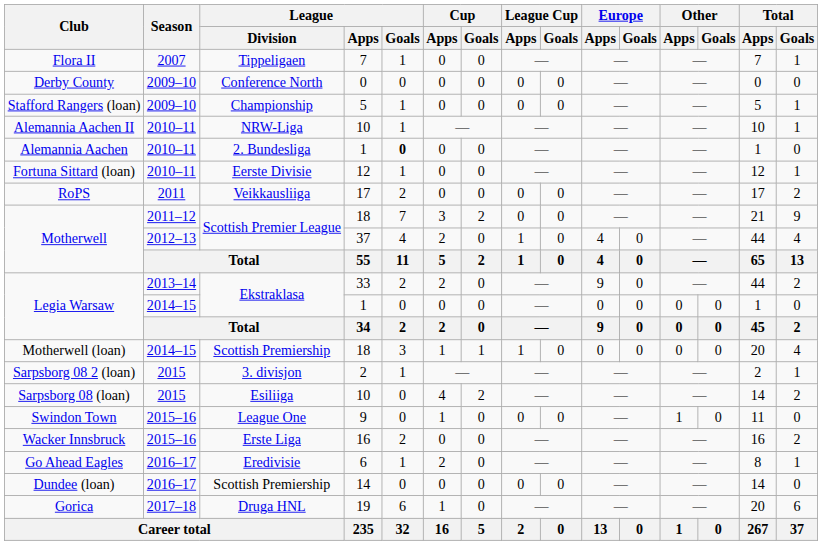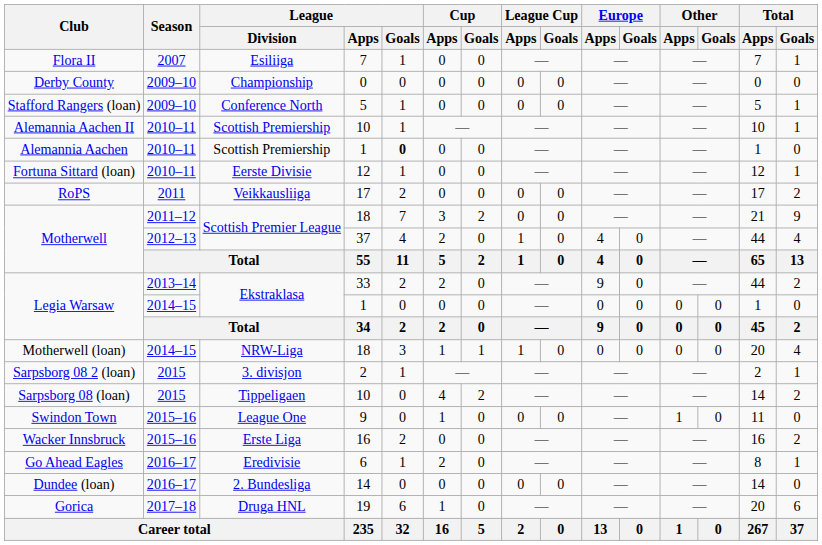(272, 60) Tippeligaen -> (272, 60) Esiliiga
(272, 82) Conference North -> (272, 82) Championship
(272, 104) Championship -> (272, 104) Conference North
(272, 127) NRW-Liga -> (272, 127) Scottish Premiership
(272, 149) 2. Bundesliga -> (272, 149) Scottish Premiership
(272, 350) Scottish Premiership -> (272, 350) NRW-Liga
(272, 395) Esiliiga -> (272, 395) Tippeligaen
(272, 484) Scottish Premiership -> (272, 484) 2. Bundesliga
